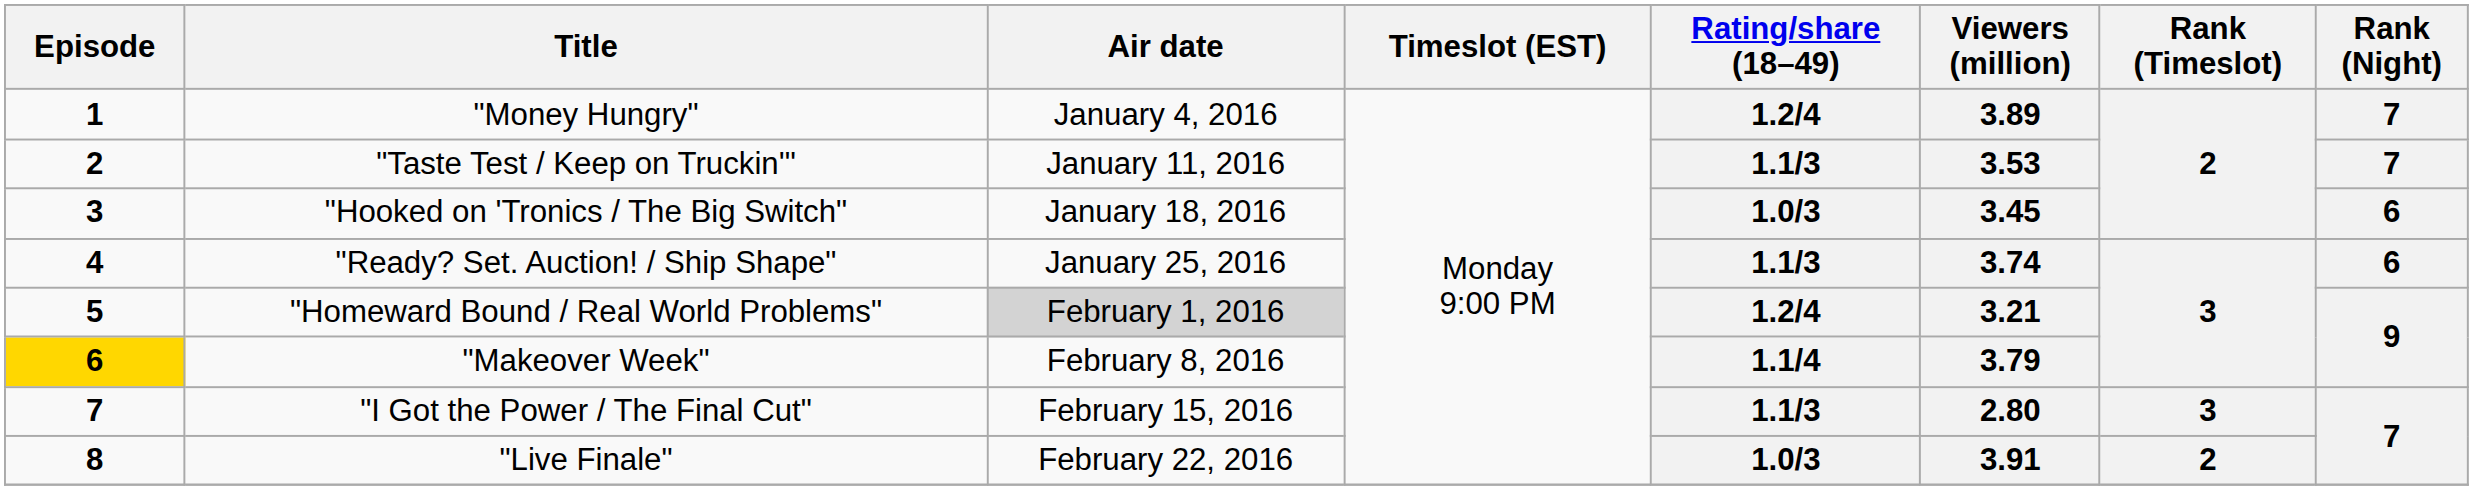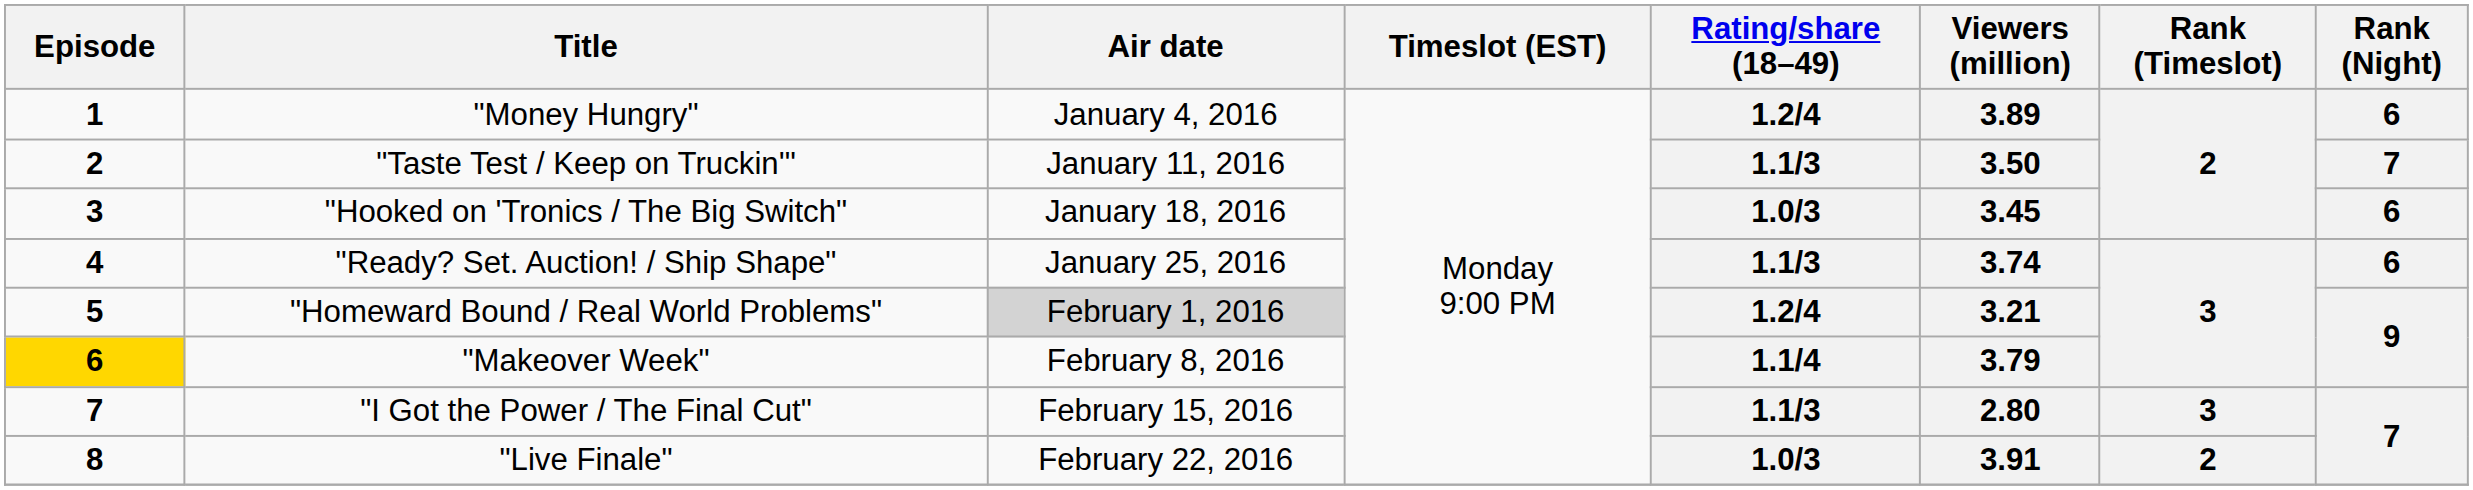(2392, 113) 7 -> (2392, 113) 6
(2010, 163) 3.53 -> (2010, 163) 3.50
